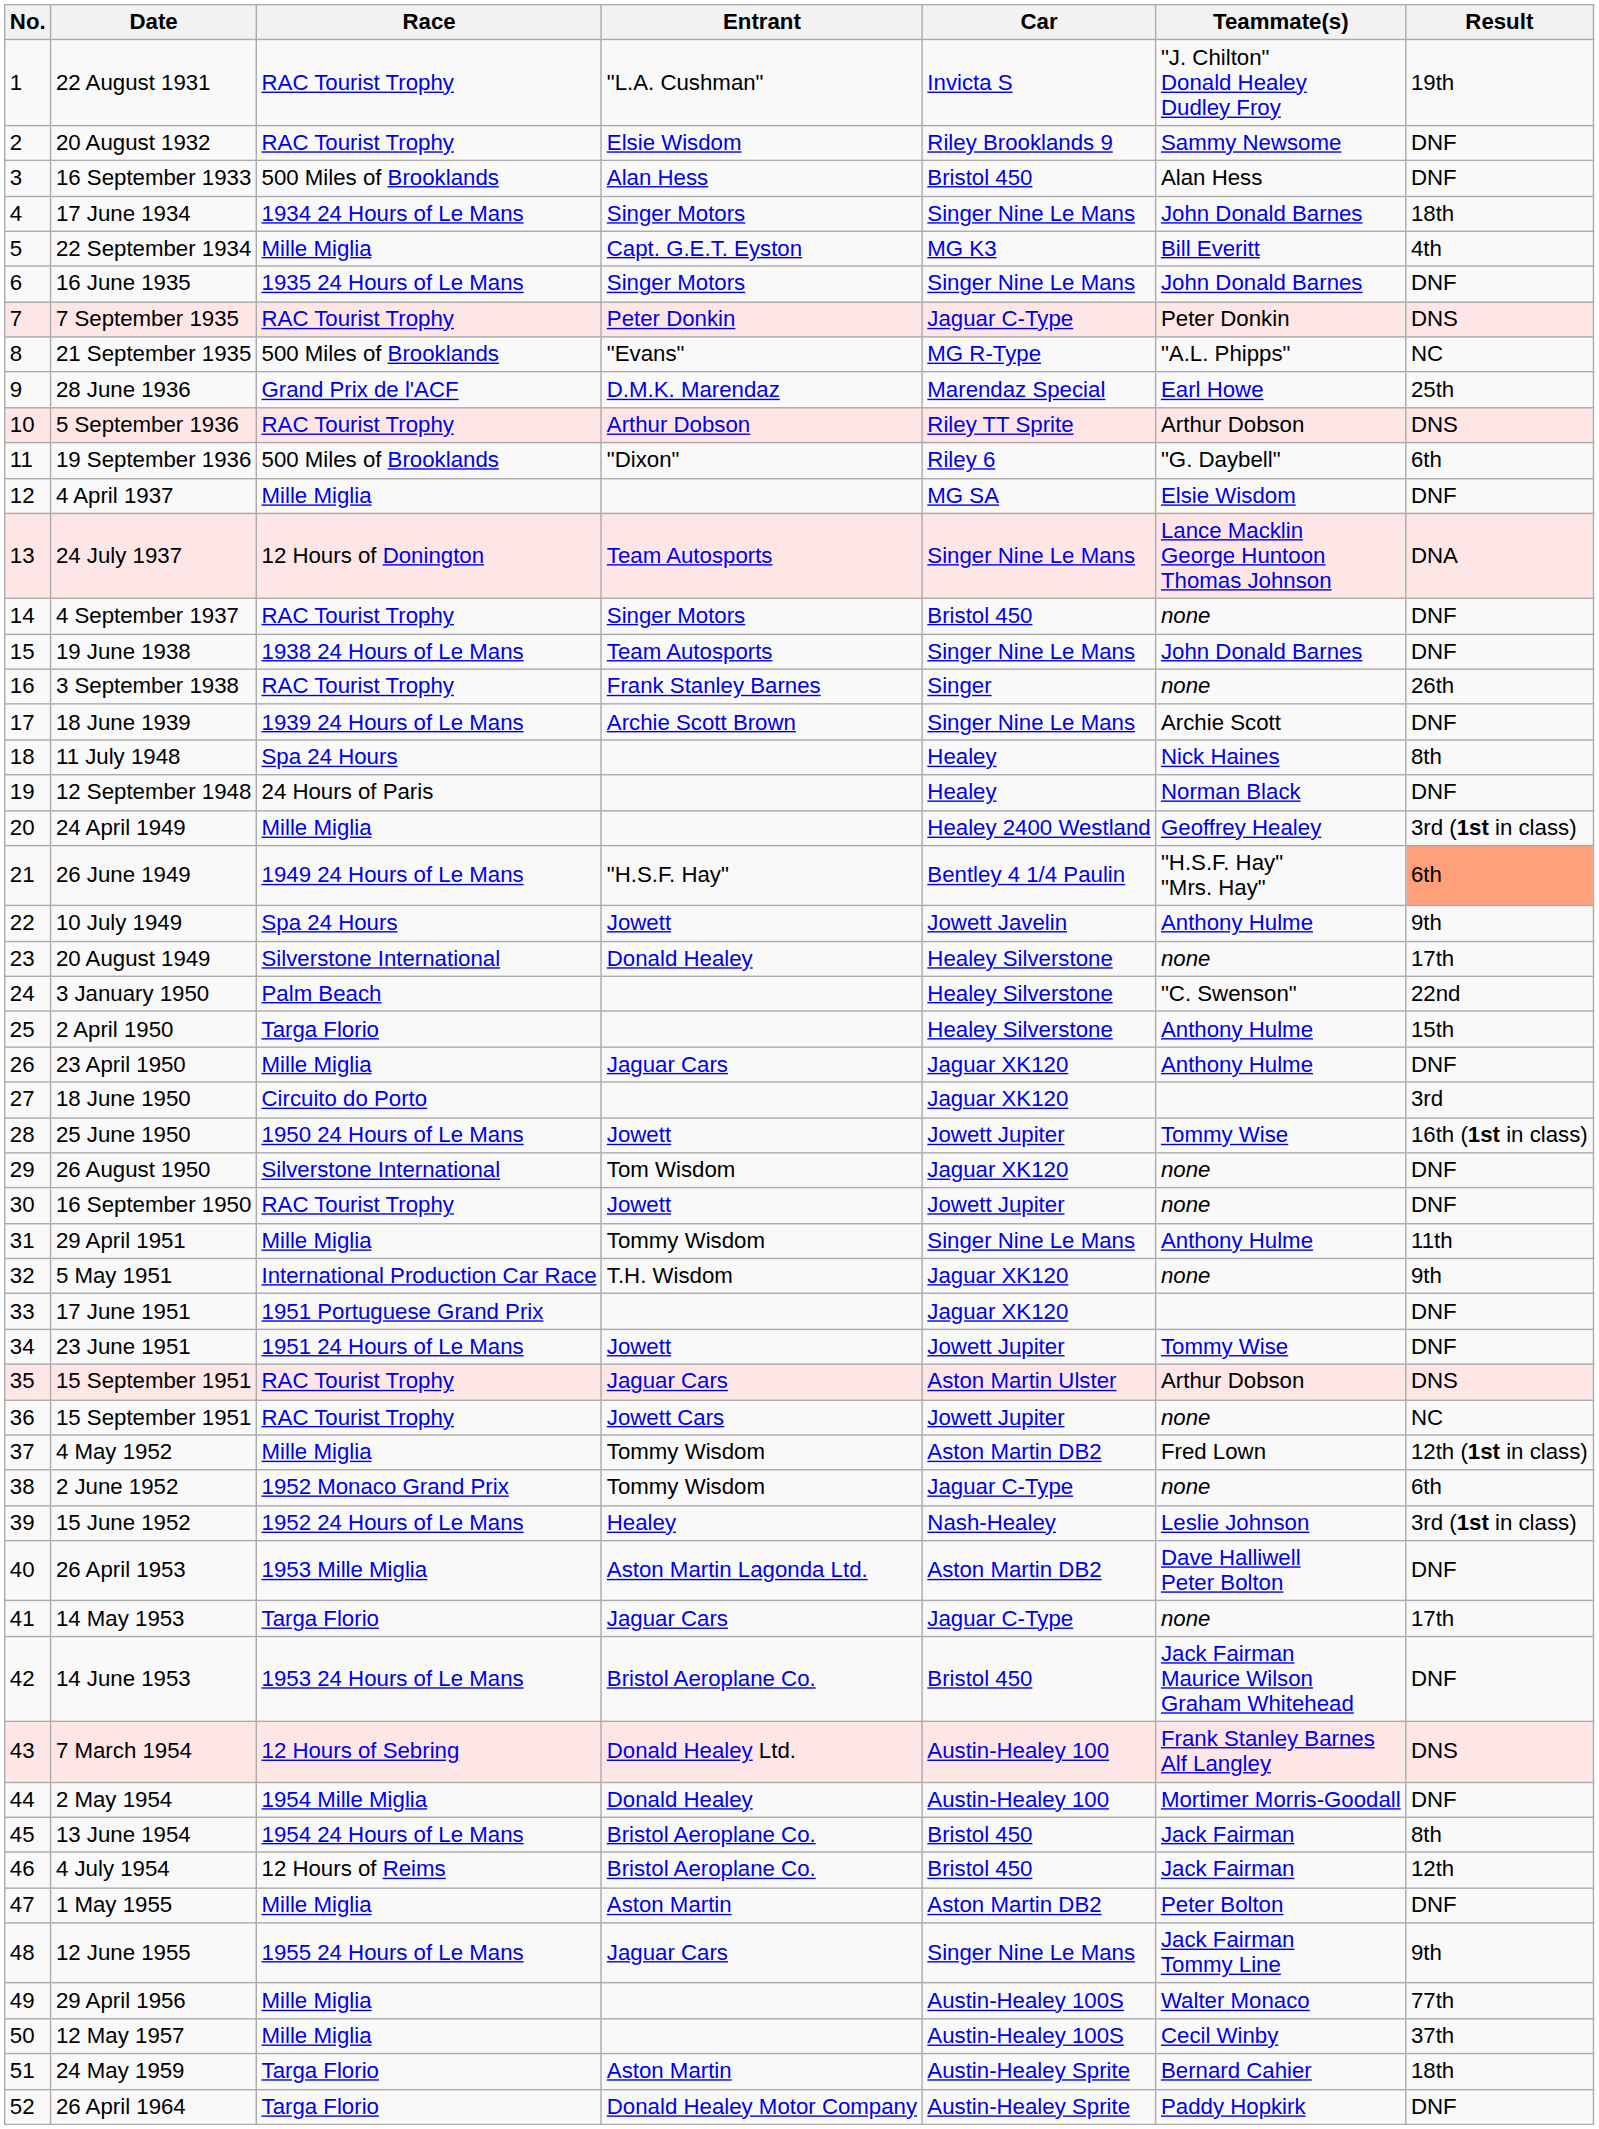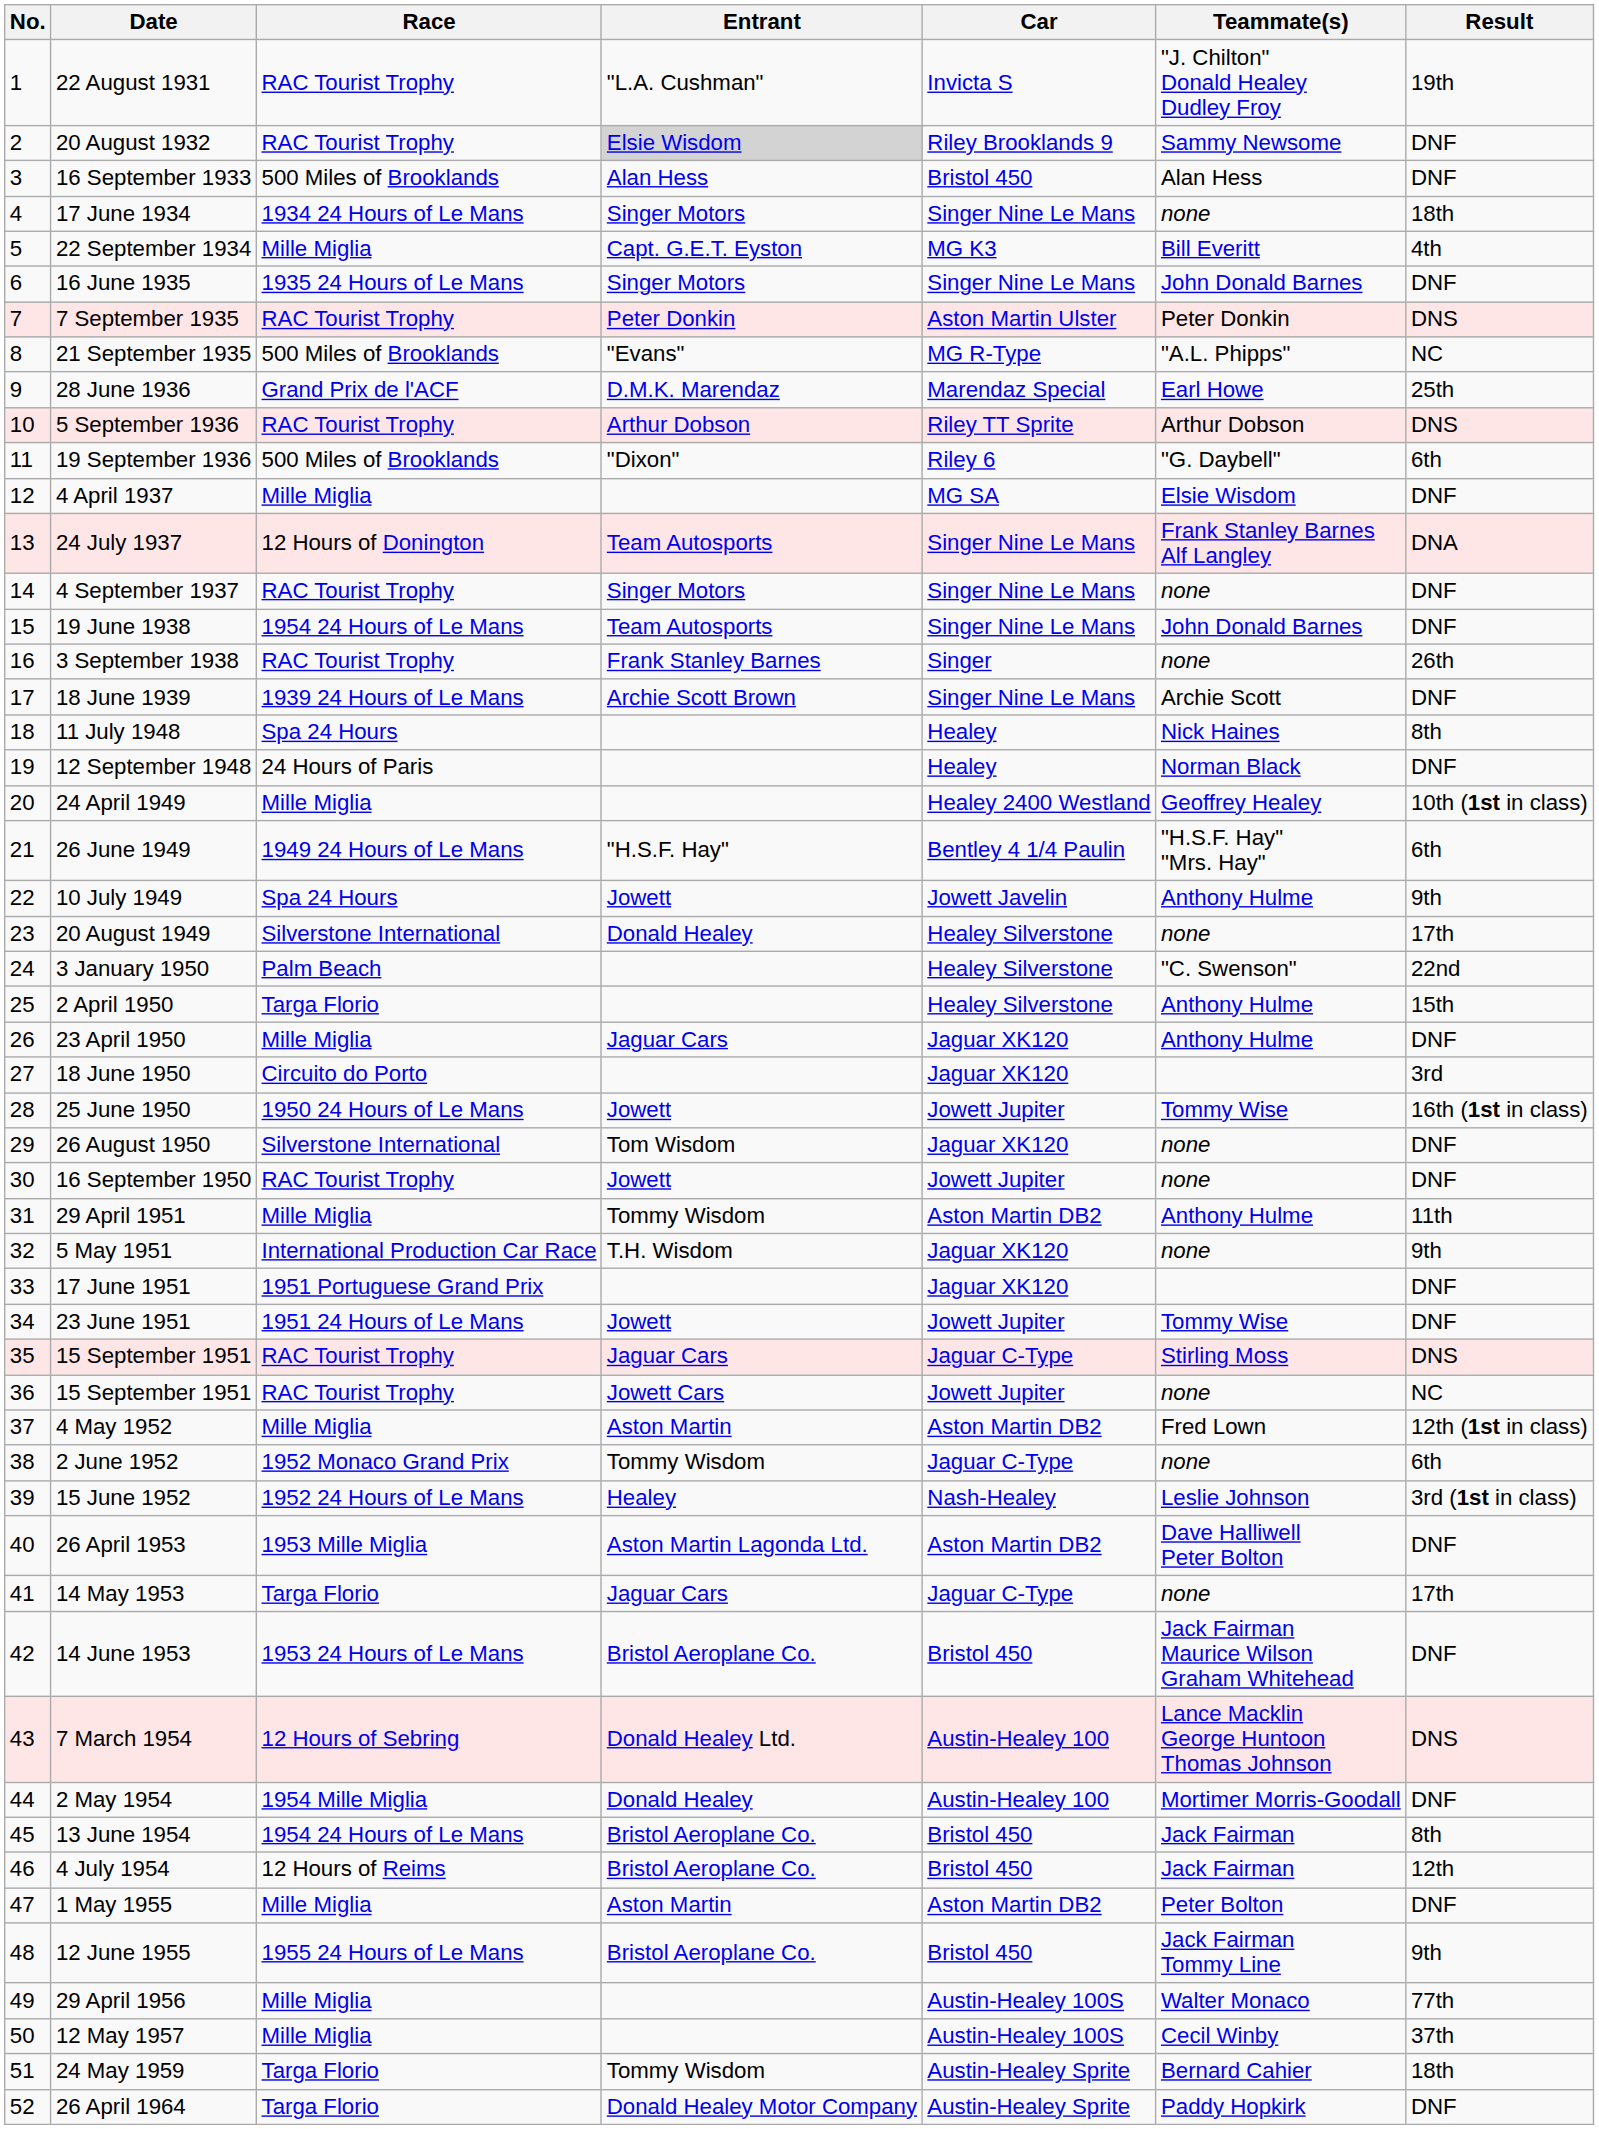(674, 142) no background -> (674, 142) lightgrey background
(1262, 213) John Donald Barnes -> (1186, 213) none
(1000, 319) Jaguar C-Type -> (1022, 319) Aston Martin Ulster
(1246, 555) Lance Macklin George Huntoon Thomas Johnson -> (1268, 543) Frank Stanley Barnes Alf Langley
(980, 616) Bristol 450 -> (1031, 590) Singer Nine Le Mans
(393, 651) 1938 24 Hours of Le Mans -> (393, 626) 1954 24 Hours of Le Mans
(1494, 827) 3rd (1st in class) -> (1499, 802) 10th (1st in class)
(1426, 875) lightsalmon background -> (1426, 850) no background
(1031, 1240) Singer Nine Le Mans -> (1014, 1215) Aston Martin DB2
(1022, 1381) Aston Martin Ulster -> (1000, 1356) Jaguar C-Type
(1233, 1381) Arthur Dobson -> (1225, 1356) Stirling Moss
(686, 1452) Tommy Wisdom -> (669, 1427) Aston Martin
(1268, 1751) Frank Stanley Barnes Alf Langley -> (1246, 1738) Lance Macklin George Huntoon Thomas Johnson
(667, 1952) Jaguar Cars -> (711, 1952) Bristol Aeroplane Co.
(1031, 1952) Singer Nine Le Mans -> (980, 1952) Bristol 450
(669, 2071) Aston Martin -> (686, 2071) Tommy Wisdom
